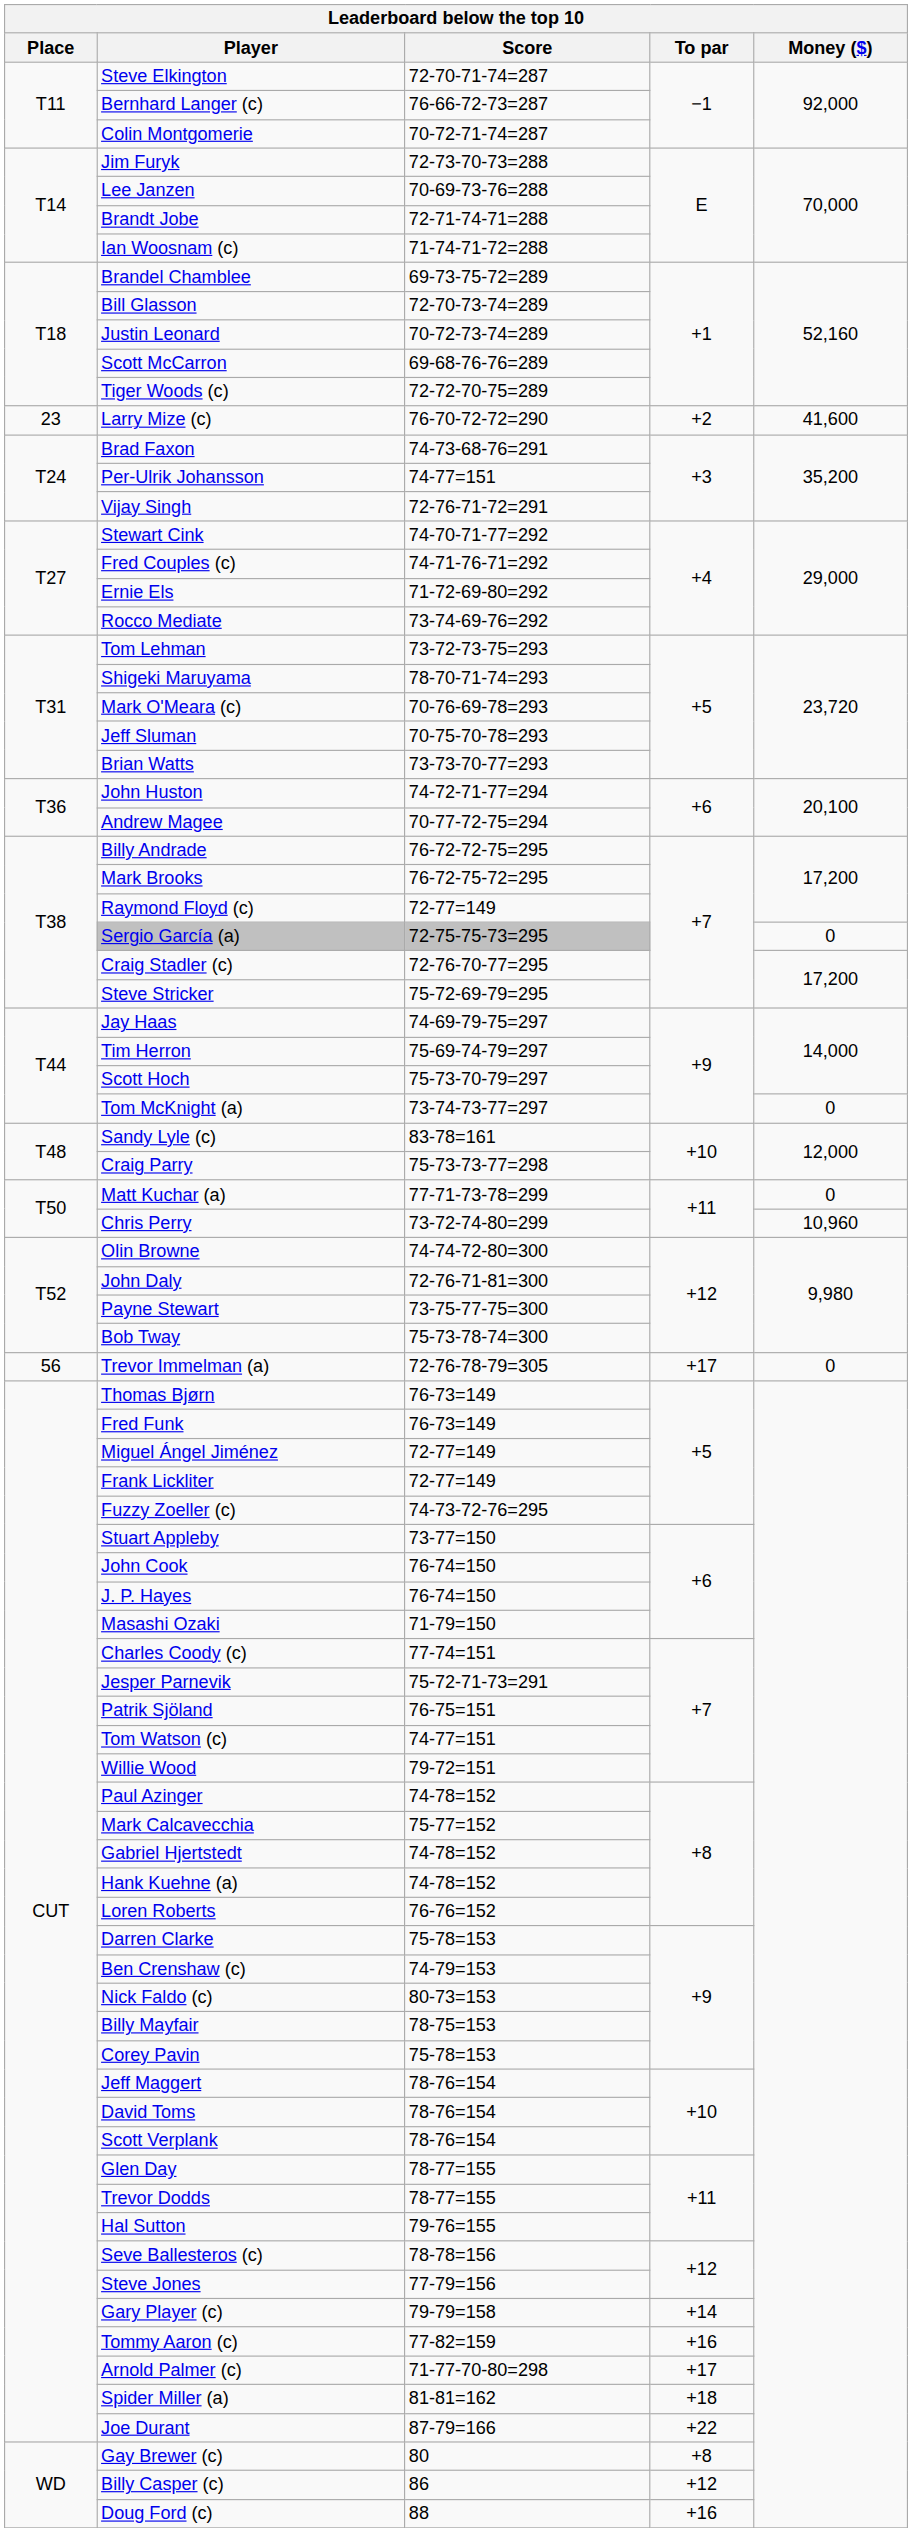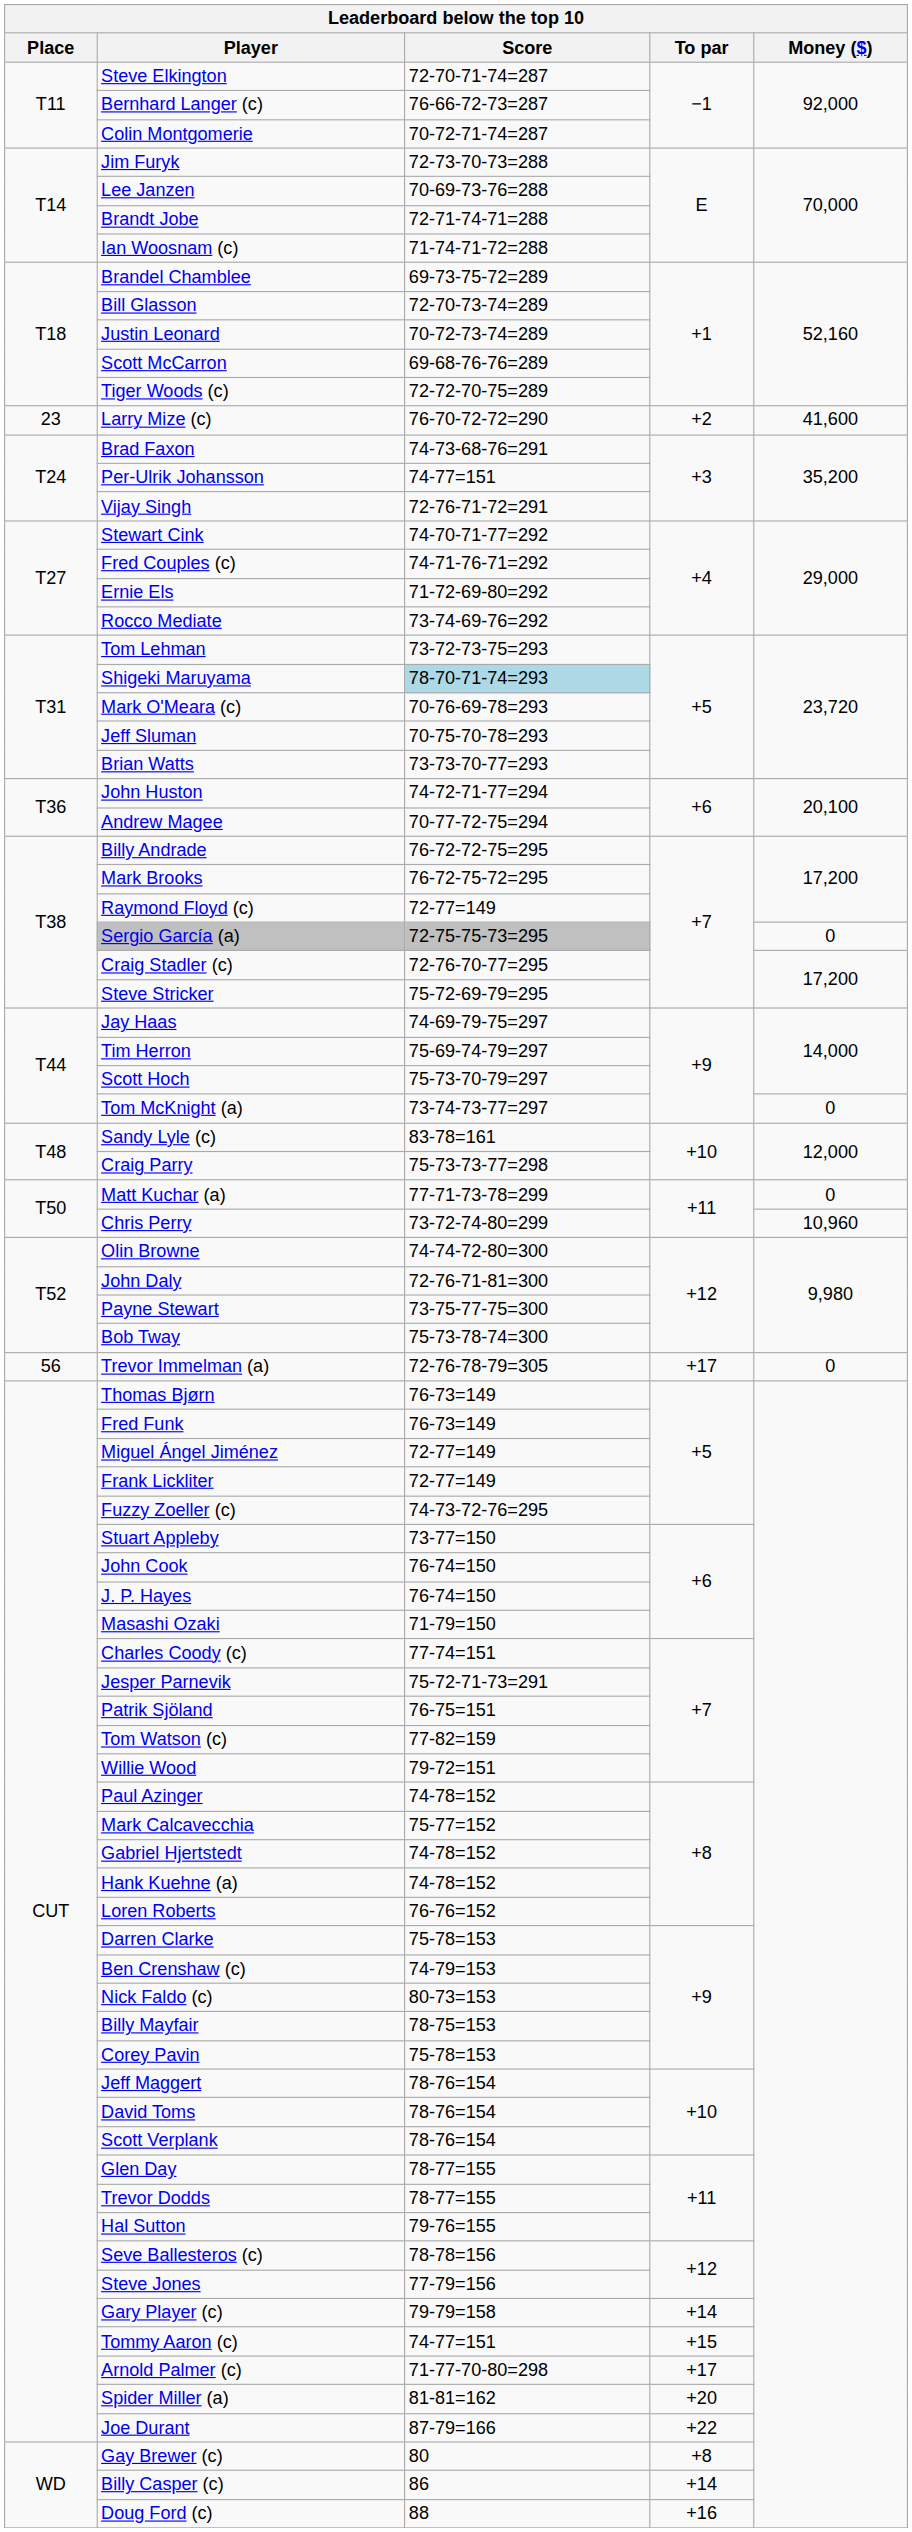(478, 678) no background -> (478, 678) lightblue background
(452, 1739) 74-77=151 -> (452, 1739) 77-82=159
(452, 2341) 77-82=159 -> (452, 2341) 74-77=151
(702, 2341) +16 -> (702, 2341) +15
(702, 2398) +18 -> (702, 2398) +20
(702, 2484) +12 -> (702, 2484) +14
